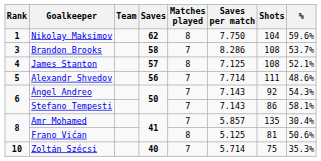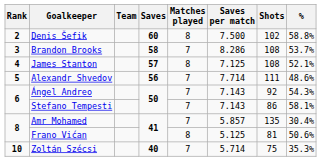- row: (72, 35)
+ row: (59, 35)
